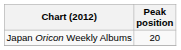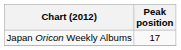(155, 38) 20 -> (155, 38) 17
